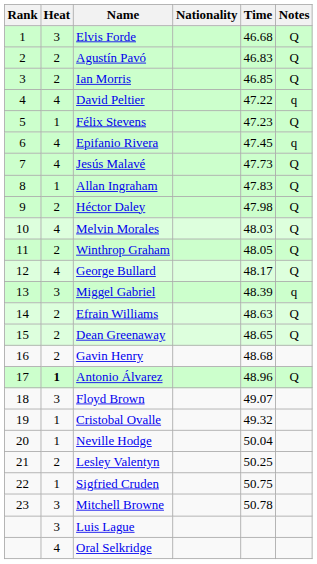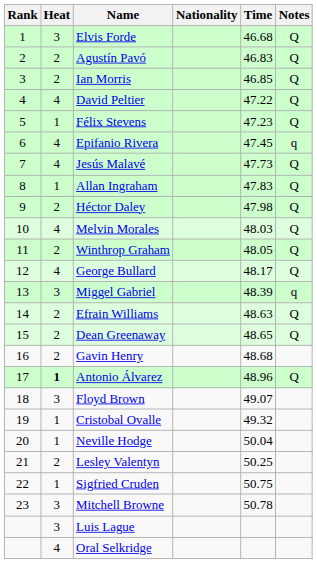(294, 100) q -> (294, 100) Q
